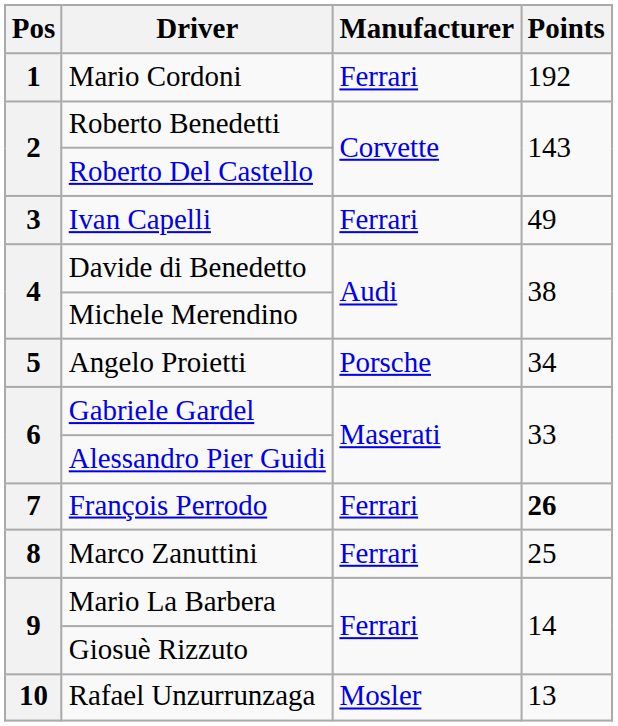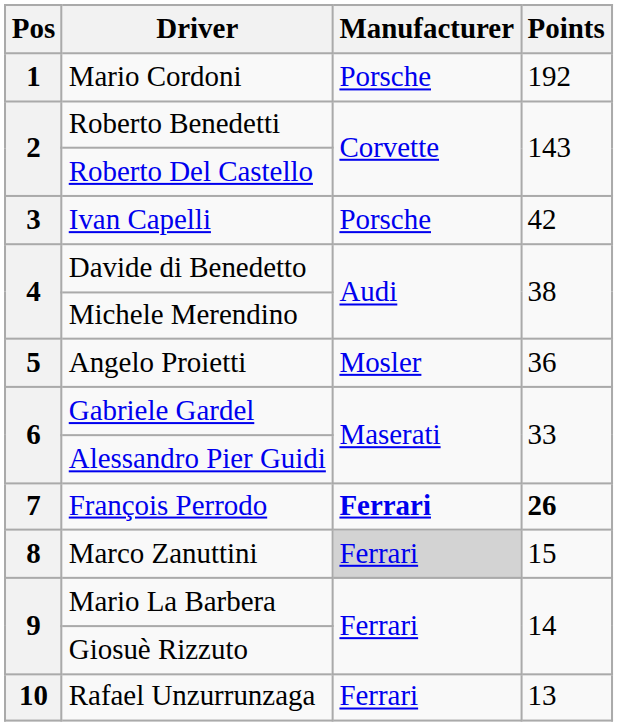(379, 76) Ferrari -> (385, 76) Porsche
(379, 219) Ferrari -> (385, 219) Porsche
(542, 219) 49 -> (542, 219) 42
(385, 362) Porsche -> (380, 362) Mosler
(542, 362) 34 -> (542, 362) 36
(379, 506) normal -> (385, 506) bold
(379, 553) no background -> (379, 553) lightgrey background
(542, 553) 25 -> (542, 553) 15
(380, 697) Mosler -> (379, 697) Ferrari
